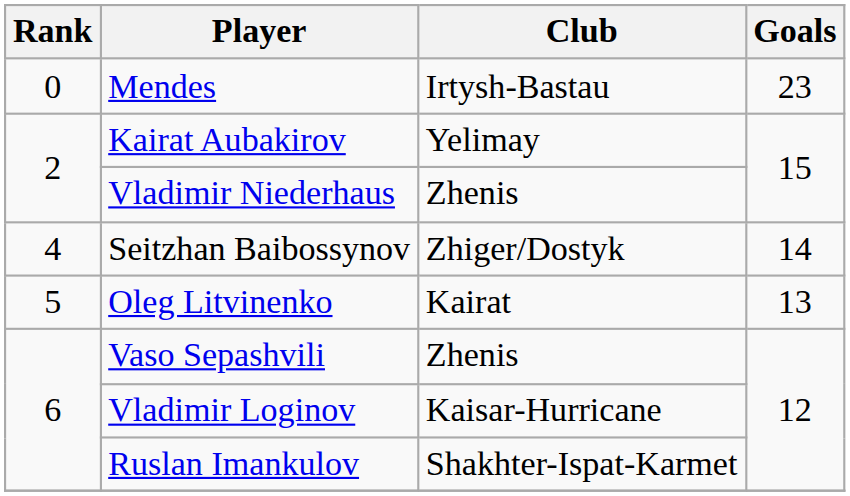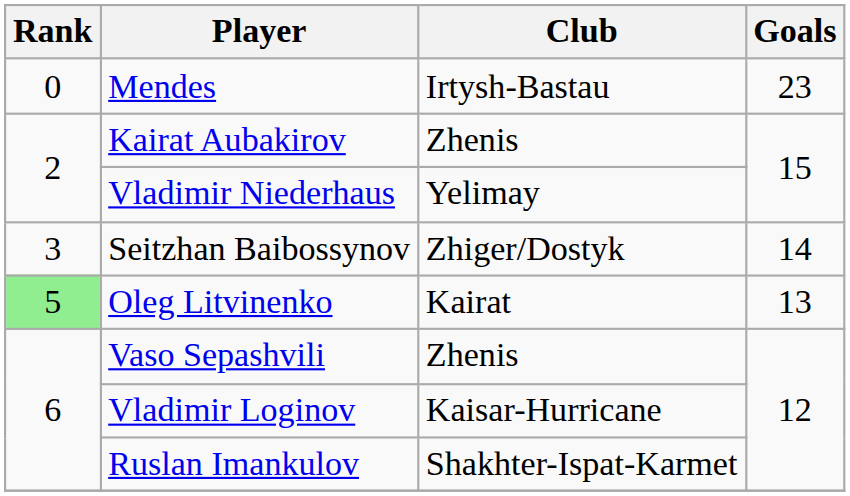(483, 139) Yelimay -> (472, 139) Zhenis
(472, 193) Zhenis -> (483, 193) Yelimay
(53, 247) 4 -> (53, 247) 3
(53, 301) no background -> (53, 301) lightgreen background
